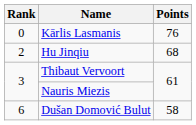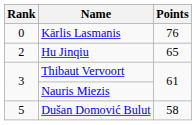(172, 52) 68 -> (172, 52) 65
(21, 110) 6 -> (21, 110) 5
